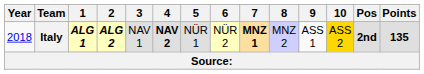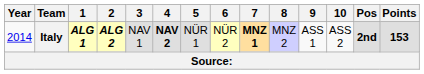(19, 37) 2018 -> (19, 37) 2014
(340, 37) gold background -> (340, 37) no background
(399, 37) 135 -> (399, 37) 153
